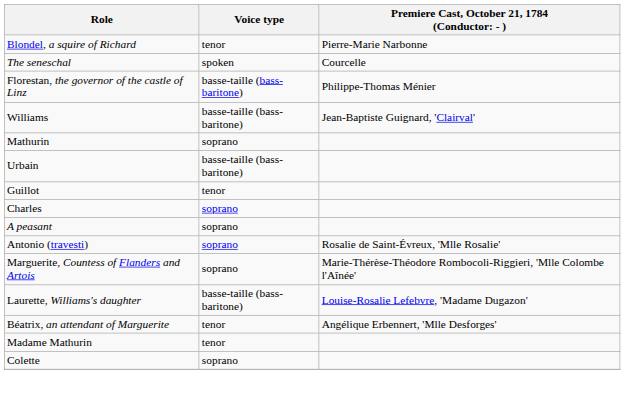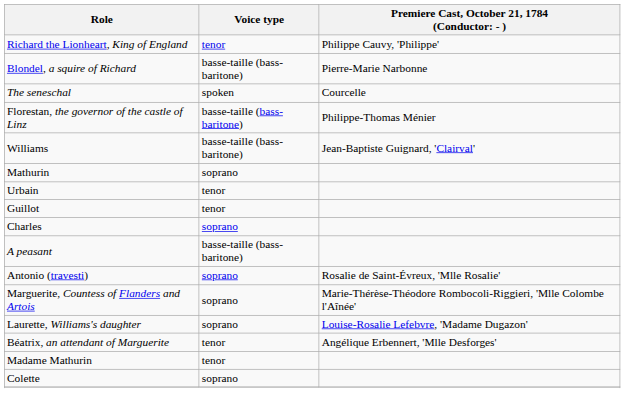+ row: (97, 44)
(214, 44) tenor -> (242, 68) basse-taille (bass-baritone)
(242, 166) basse-taille (bass-baritone) -> (214, 190) tenor
(220, 226) soprano -> (242, 251) basse-taille (bass-baritone)
(242, 299) basse-taille (bass-baritone) -> (220, 324) soprano
